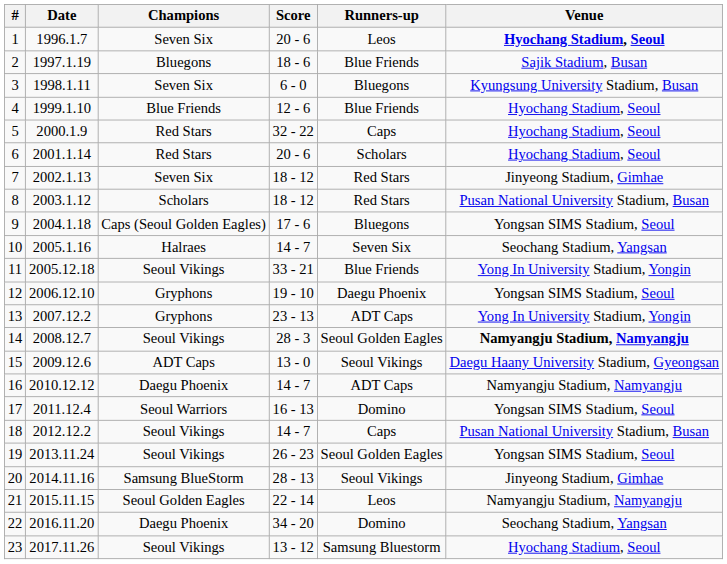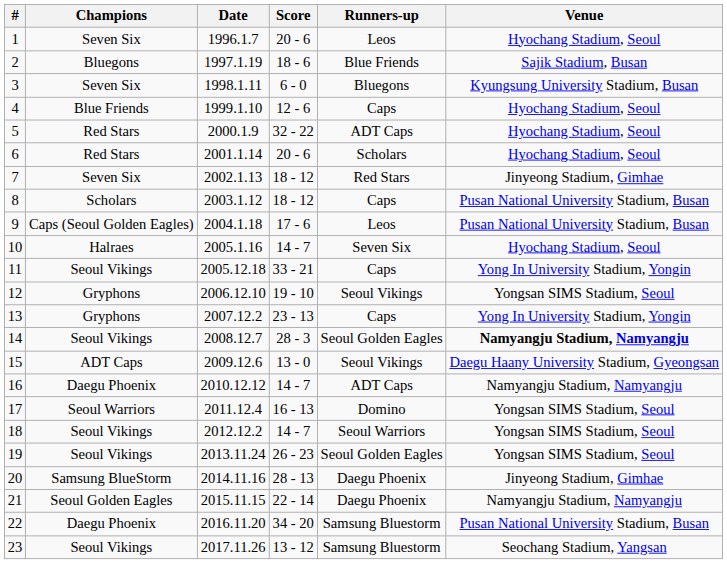columns swapped: (62, 16) <-> (184, 16)
(584, 39) bold -> (584, 39) normal
(382, 108) Blue Friends -> (382, 108) Caps
(382, 131) Caps -> (382, 131) ADT Caps
(382, 200) Red Stars -> (382, 200) Caps
(382, 223) Bluegons -> (382, 223) Leos
(584, 223) Yongsan SIMS Stadium, Seoul -> (584, 223) Pusan National University Stadium, Busan
(584, 246) Seochang Stadium, Yangsan -> (584, 246) Hyochang Stadium, Seoul
(382, 270) Blue Friends -> (382, 270) Caps
(382, 293) Daegu Phoenix -> (382, 293) Seoul Vikings
(382, 316) ADT Caps -> (382, 316) Caps
(382, 431) Caps -> (382, 431) Seoul Warriors
(584, 431) Pusan National University Stadium, Busan -> (584, 431) Yongsan SIMS Stadium, Seoul
(382, 477) Seoul Vikings -> (382, 477) Daegu Phoenix
(382, 500) Leos -> (382, 500) Daegu Phoenix
(382, 524) Domino -> (382, 524) Samsung Bluestorm
(584, 524) Seochang Stadium, Yangsan -> (584, 524) Pusan National University Stadium, Busan
(584, 547) Hyochang Stadium, Seoul -> (584, 547) Seochang Stadium, Yangsan
